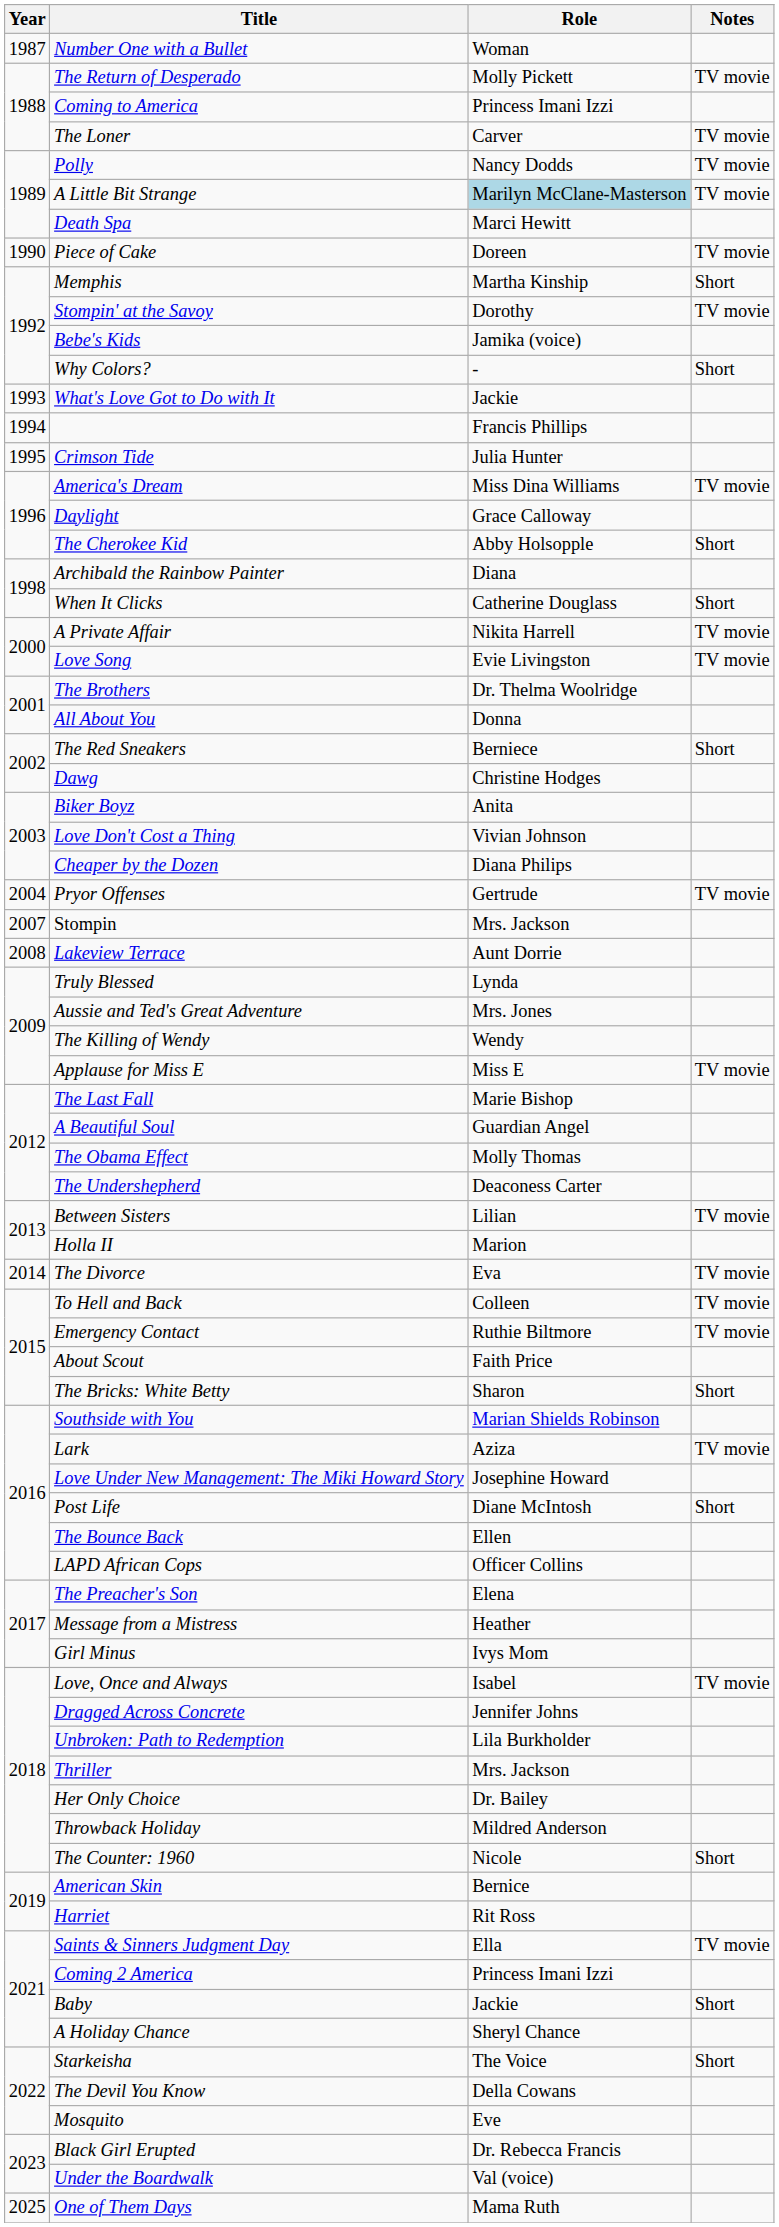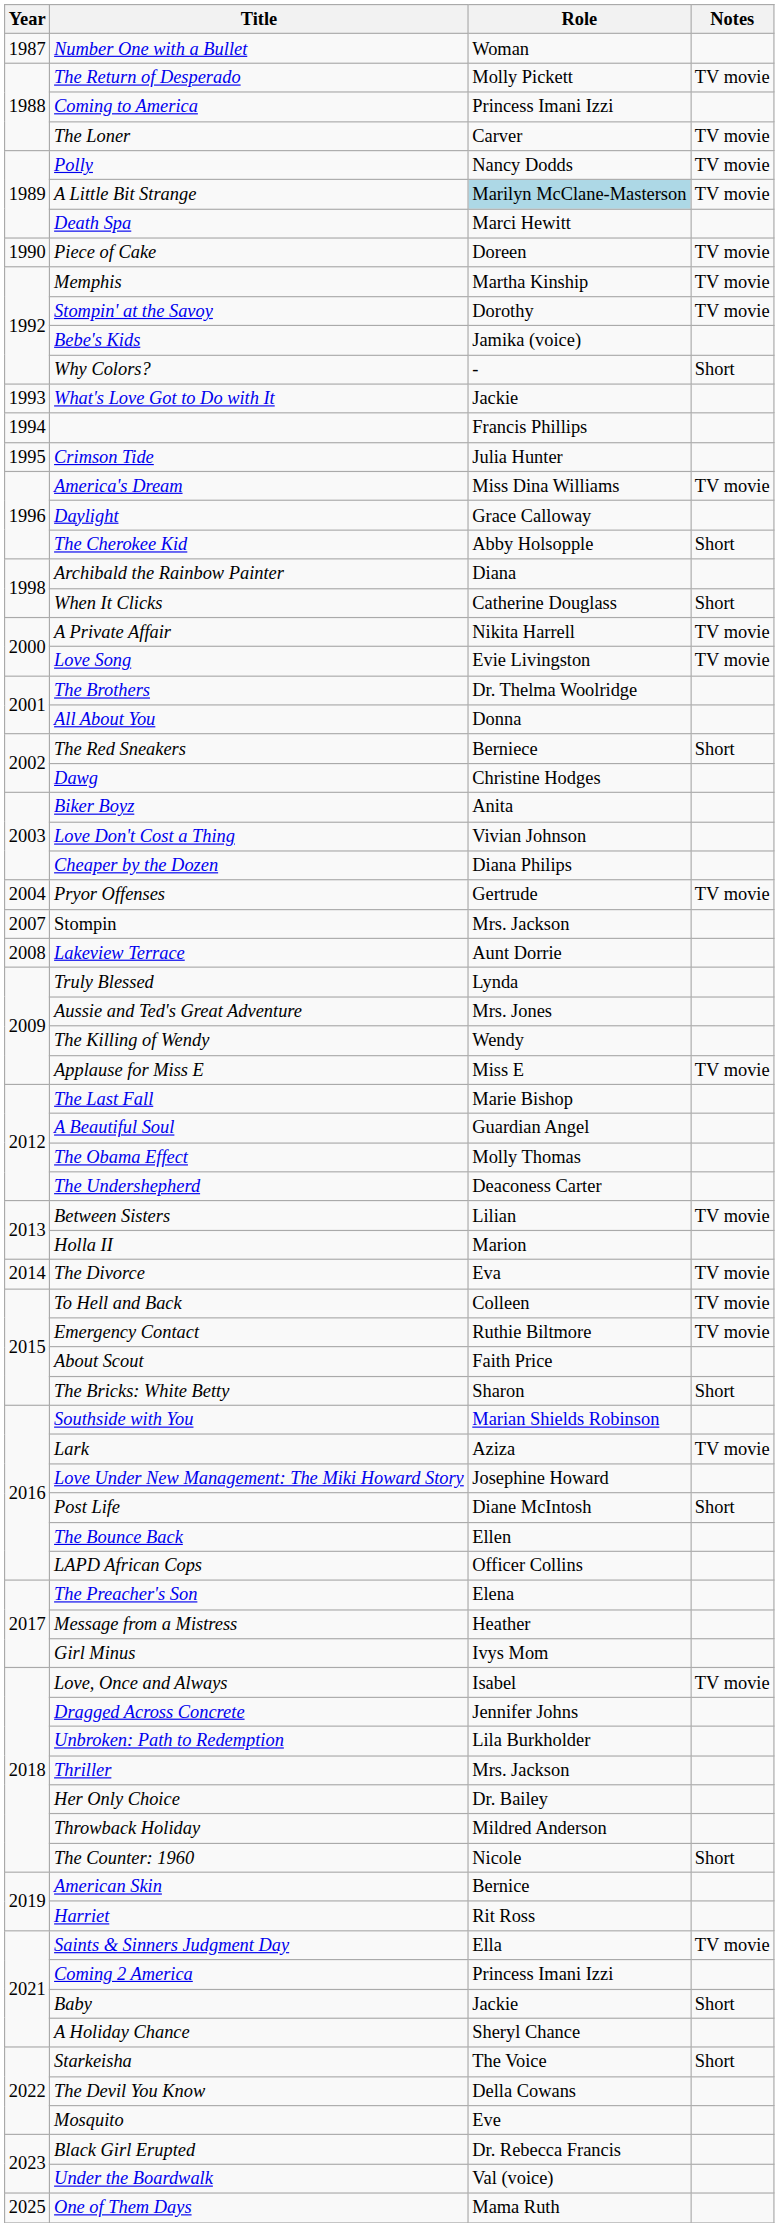(715, 281) Short -> (732, 281) TV movie
